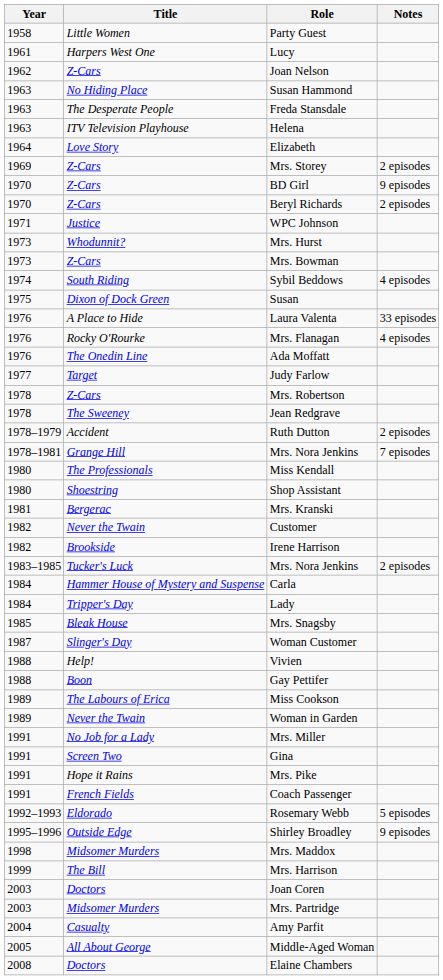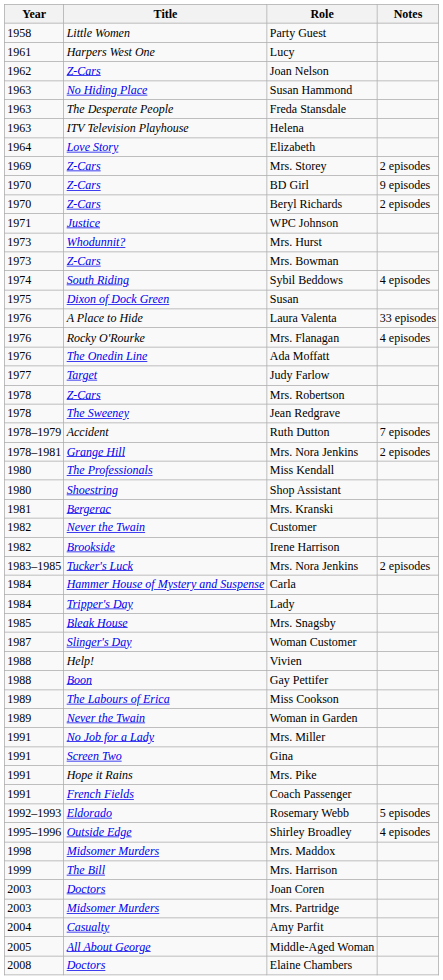(405, 432) 2 episodes -> (405, 432) 7 episodes
(405, 451) 7 episodes -> (405, 451) 2 episodes
(405, 832) 9 episodes -> (405, 832) 4 episodes
